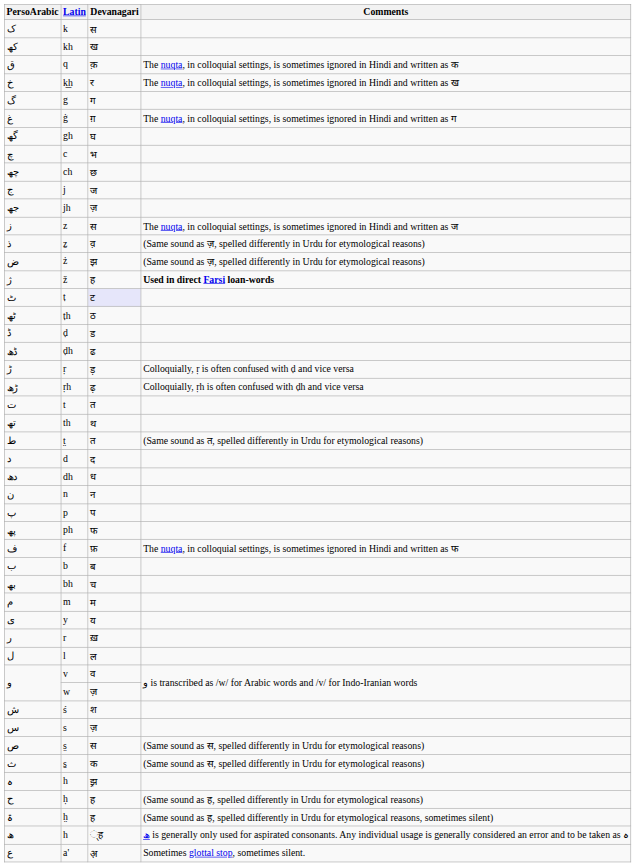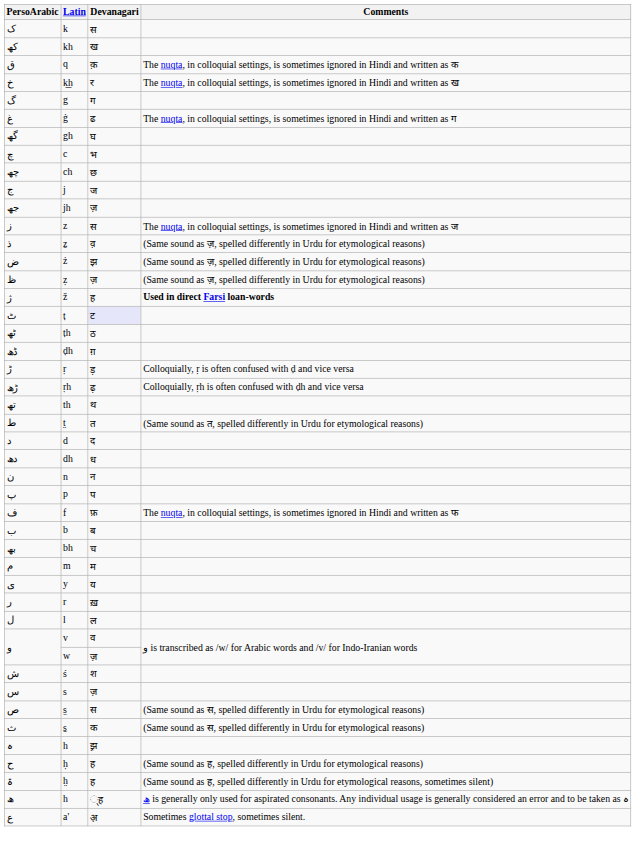(93, 119) ग़ -> (93, 119) ढ
+ row: (11, 280)
- row: (9, 333)
(93, 352) ढ -> (93, 352) ग़
- row: (11, 405)
- row: (11, 530)
